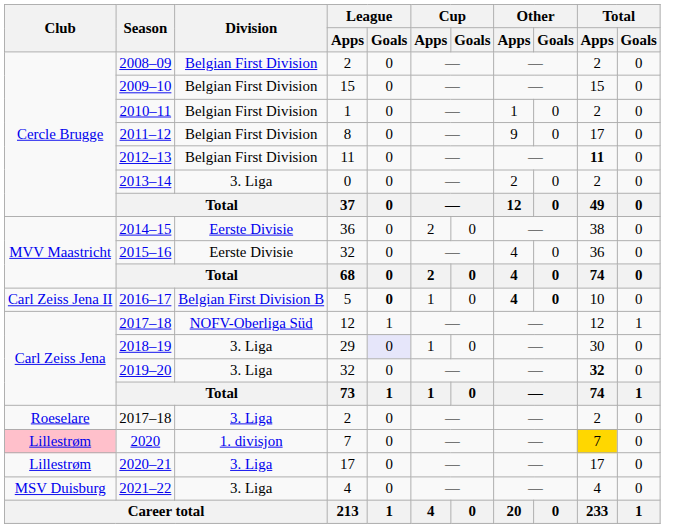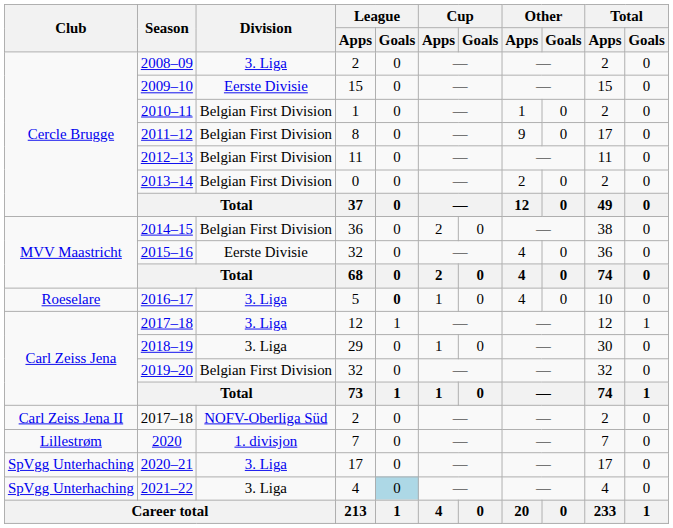(251, 63) Belgian First Division -> (266, 63) 3. Liga
(251, 87) Belgian First Division -> (266, 87) Eerste Divisie
(597, 157) bold -> (605, 157) normal
(251, 181) 3. Liga -> (266, 181) Belgian First Division
(251, 228) Eerste Divisie -> (266, 228) Belgian First Division
(60, 299) Carl Zeiss Jena II -> (71, 299) Roeselare
(251, 299) Belgian First Division B -> (266, 299) 3. Liga
(514, 299) bold -> (522, 299) normal
(556, 299) bold -> (563, 299) normal
(251, 323) NOFV-Oberliga Süd -> (266, 323) 3. Liga
(389, 346) lavender background -> (397, 346) no background
(251, 370) 3. Liga -> (266, 370) Belgian First Division
(597, 370) bold -> (605, 370) normal
(60, 417) Roeselare -> (71, 417) Carl Zeiss Jena II
(251, 417) 3. Liga -> (266, 417) NOFV-Oberliga Süd
(60, 441) pink background -> (71, 441) no background
(597, 441) gold background -> (605, 441) no background
(60, 464) Lillestrøm -> (71, 464) SpVgg Unterhaching
(60, 488) MSV Duisburg -> (71, 488) SpVgg Unterhaching
(389, 488) no background -> (397, 488) lightblue background
